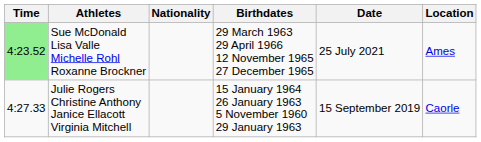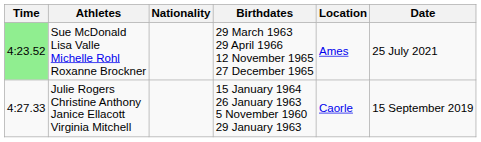columns swapped: (449, 13) <-> (370, 13)
